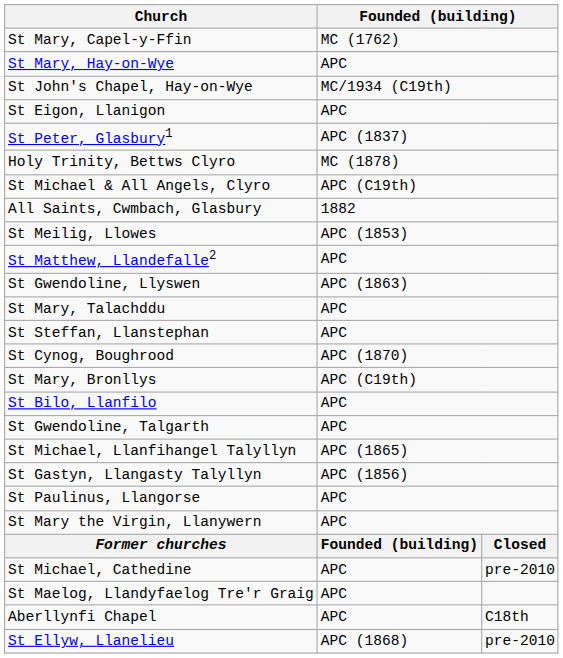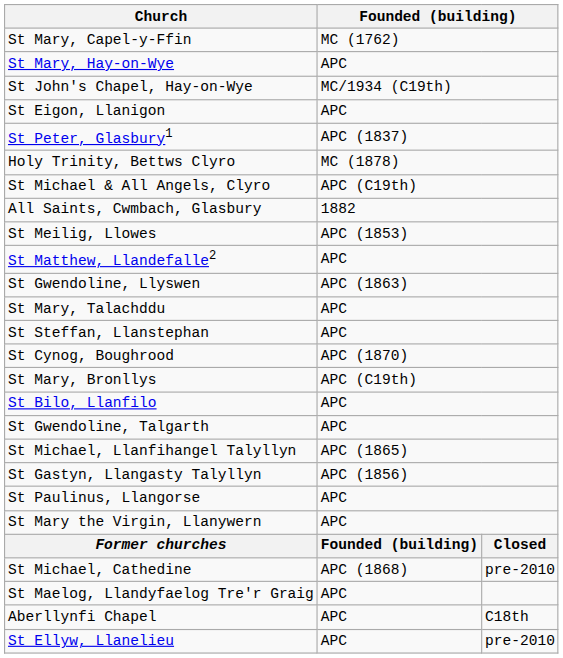(334, 570) APC -> (364, 570) APC (1868)
(364, 641) APC (1868) -> (334, 641) APC
